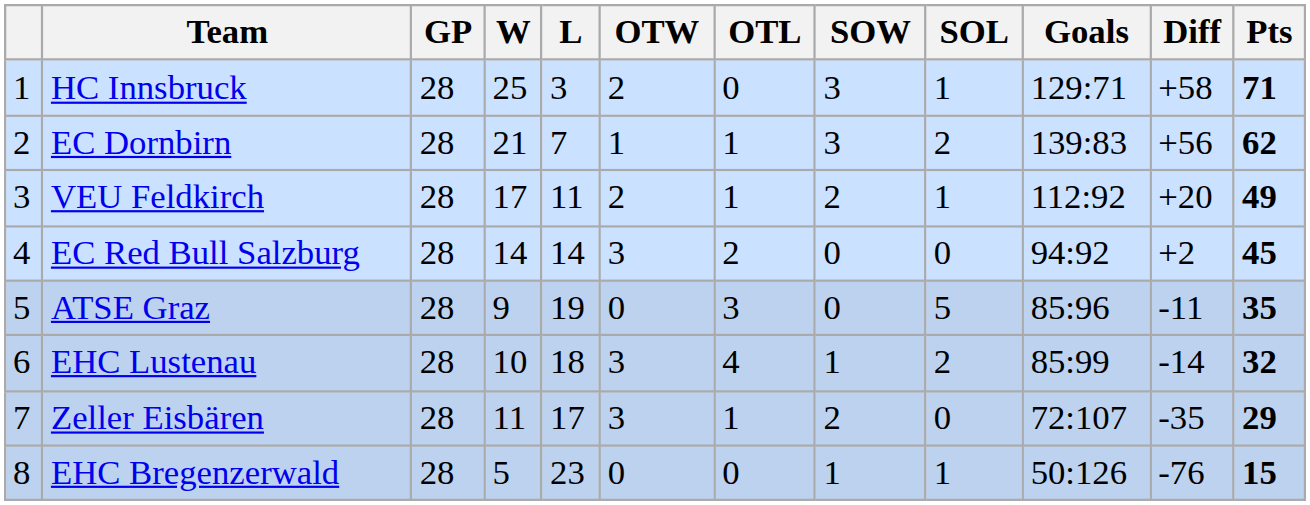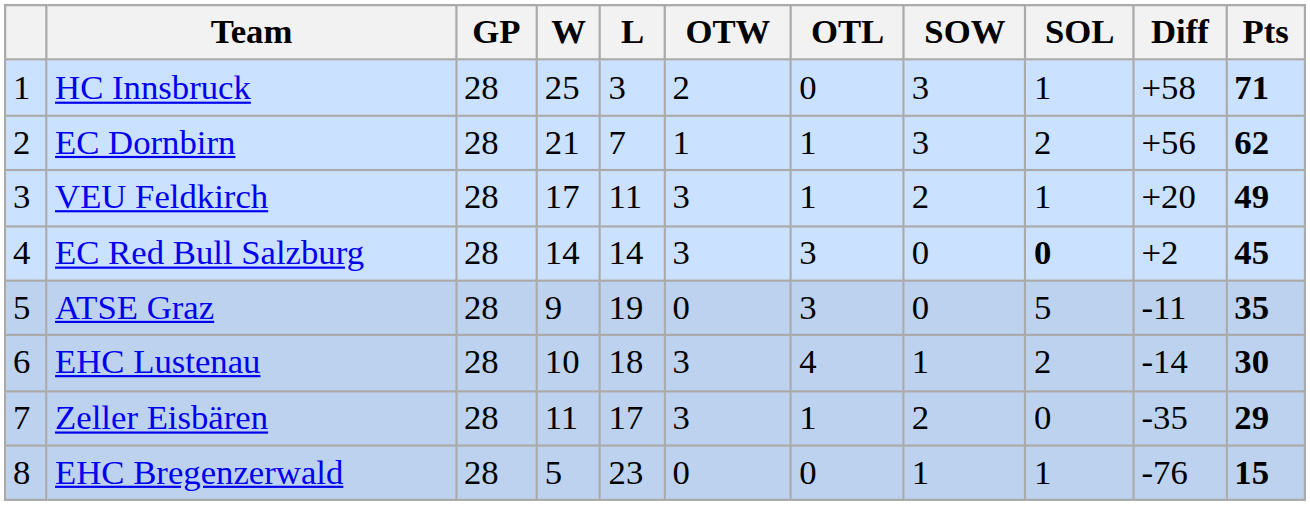- column: (1086, 32)
(616, 197) 2 -> (681, 197) 3
(731, 252) 2 -> (808, 252) 3
(942, 252) normal -> (1043, 252) bold
(1259, 362) 32 -> (1252, 362) 30
